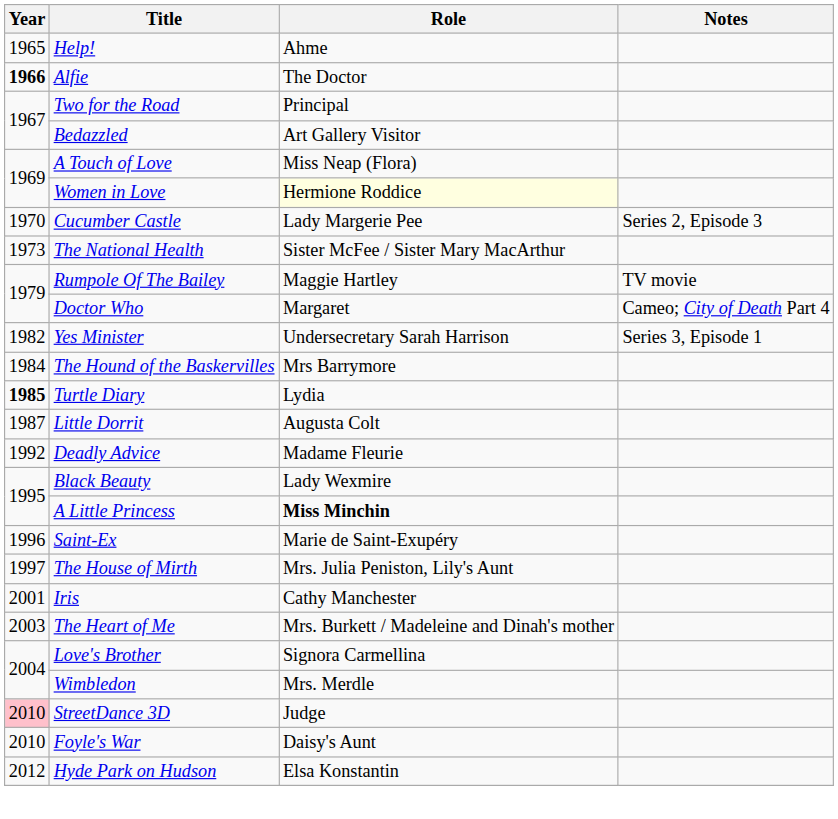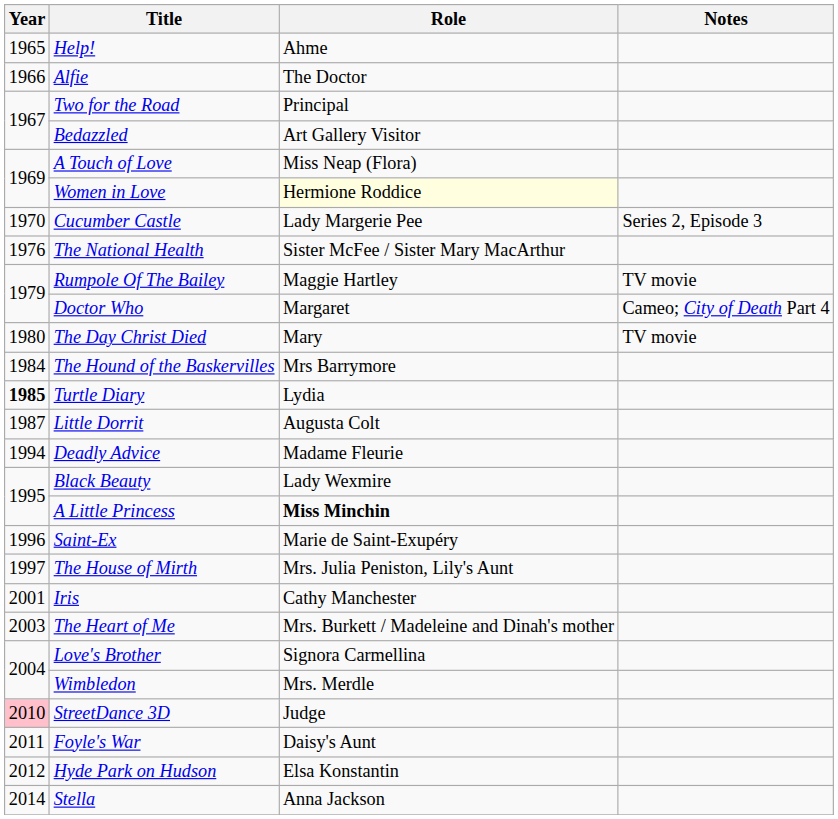(27, 76) bold -> (27, 76) normal
(27, 250) 1973 -> (27, 250) 1976
+ row: (130, 337)
- row: (99, 337)
(27, 452) 1992 -> (27, 452) 1994
(27, 742) 2010 -> (27, 742) 2011
+ row: (74, 800)
